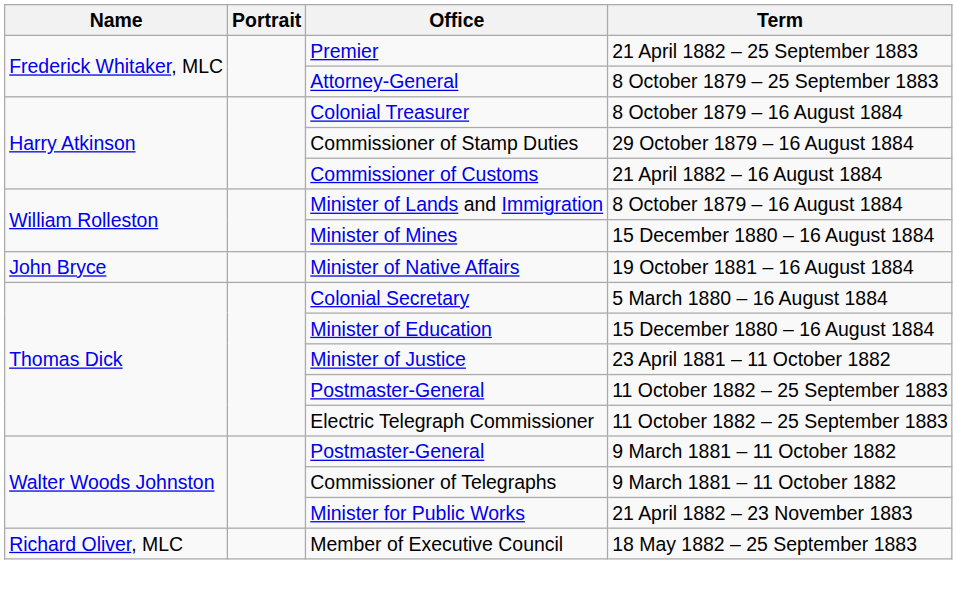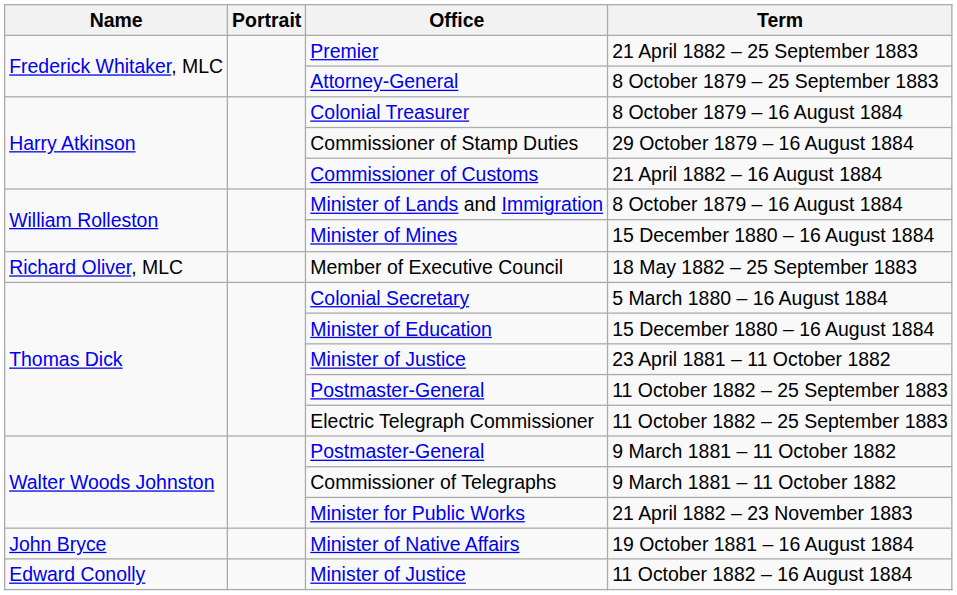rows swapped: (415, 267) <-> (437, 544)
+ row: (388, 575)
